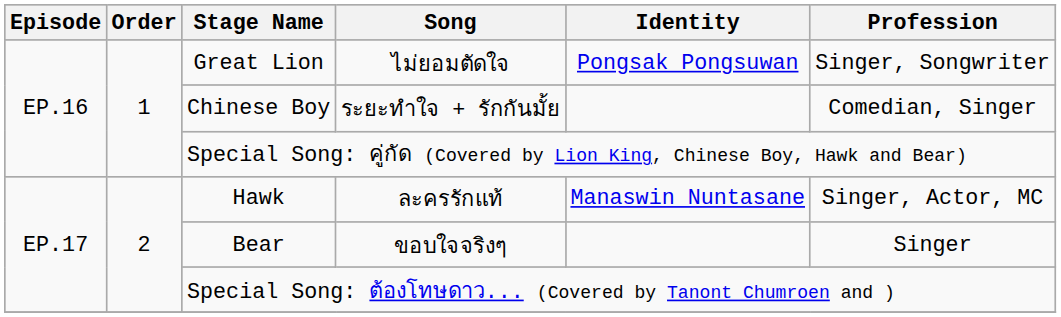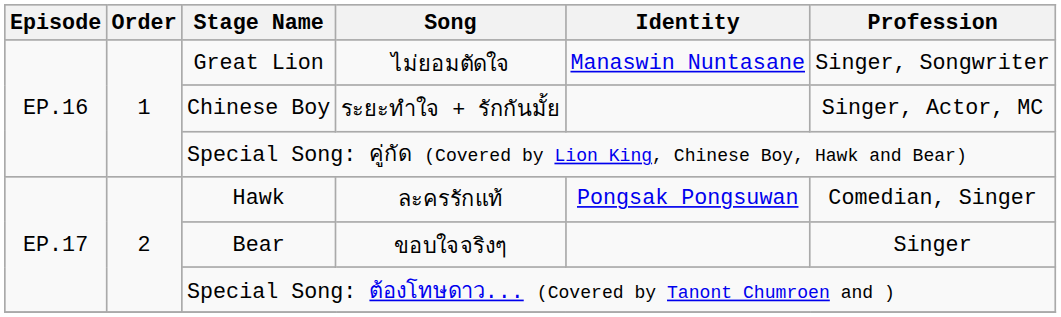(688, 63) Pongsak Pongsuwan -> (688, 63) Manaswin Nuntasane
(933, 108) Comedian, Singer -> (933, 108) Singer, Actor, MC
(688, 199) Manaswin Nuntasane -> (688, 199) Pongsak Pongsuwan
(933, 199) Singer, Actor, MC -> (933, 199) Comedian, Singer
